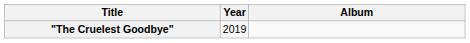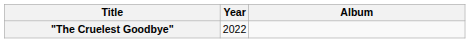(235, 29) 2019 -> (235, 29) 2022
